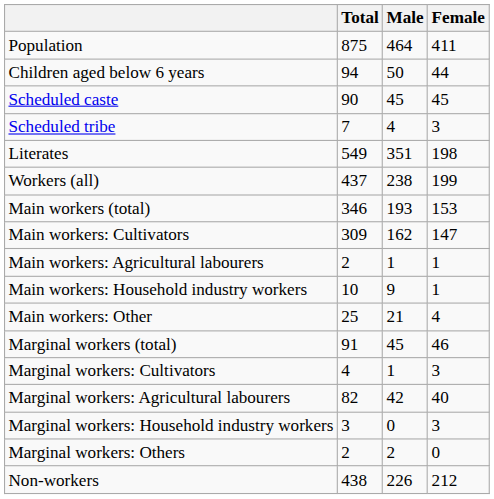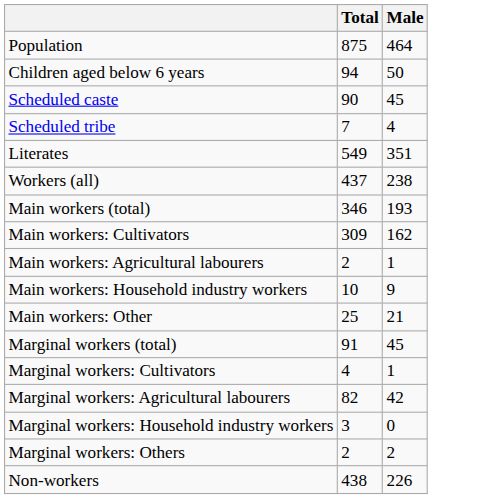- column: (458, 18)
